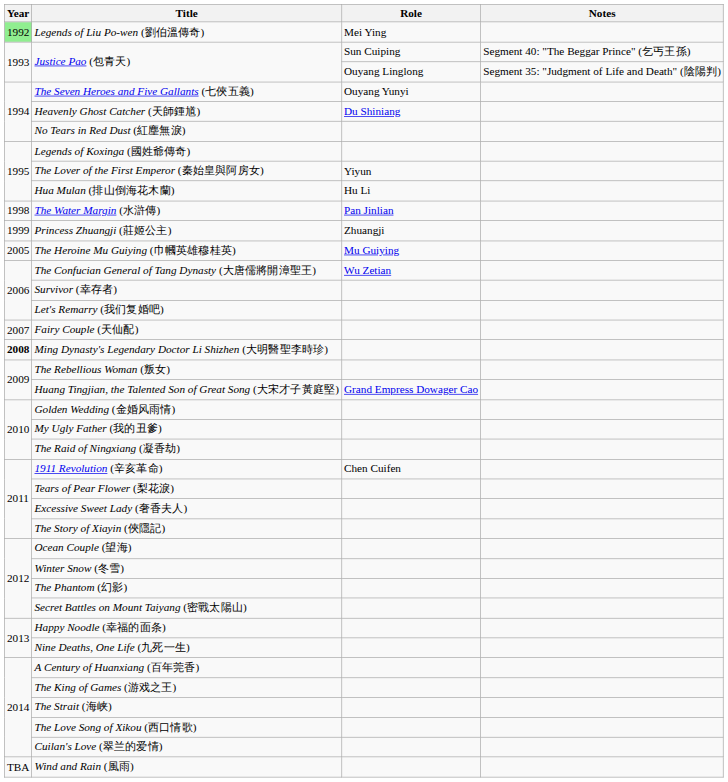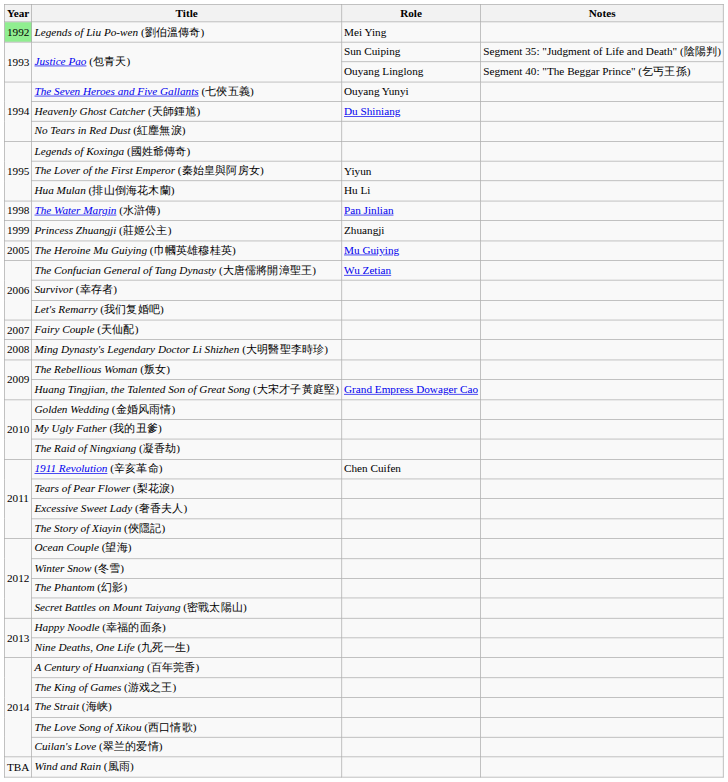(587, 51) Segment 40: "The Beggar Prince" (乞丐王孫) -> (602, 51) Segment 35: "Judgment of Life and Death" (陰陽判)
(602, 71) Segment 35: "Judgment of Life and Death" (陰陽判) -> (587, 71) Segment 40: "The Beggar Prince" (乞丐王孫)
(18, 349) bold -> (18, 349) normal
